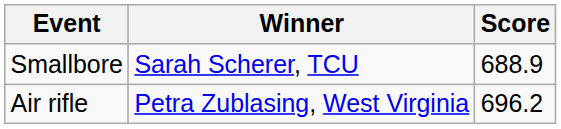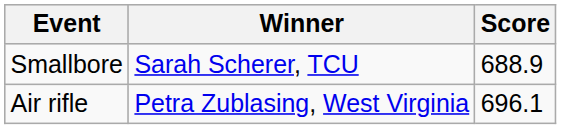(512, 103) 696.2 -> (512, 103) 696.1
